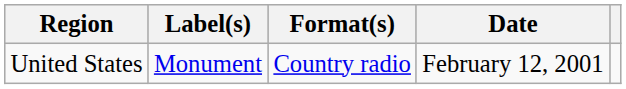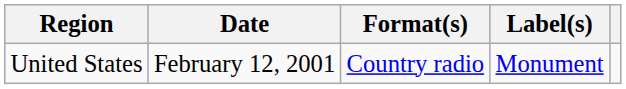columns swapped: (513, 24) <-> (208, 24)
